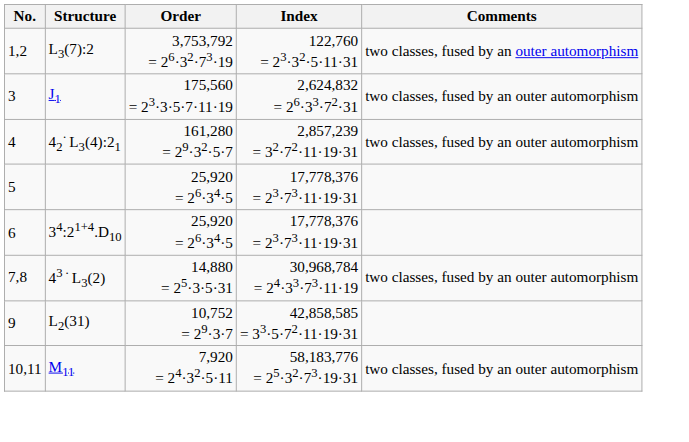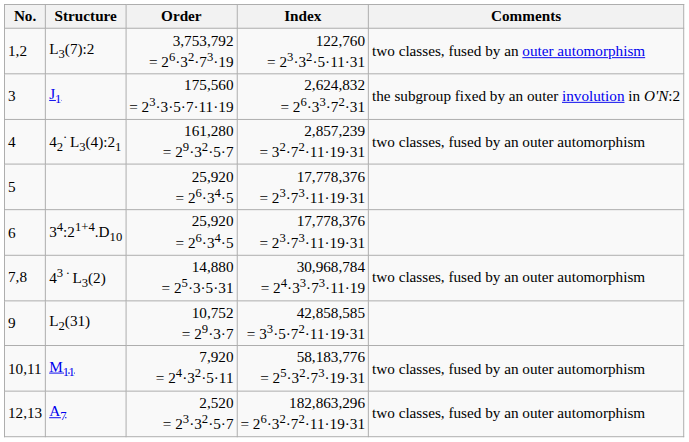(502, 96) two classes, fused by an outer automorphism -> (526, 96) the subgroup fixed by an outer involution in O'N:2
+ row: (25, 413)
